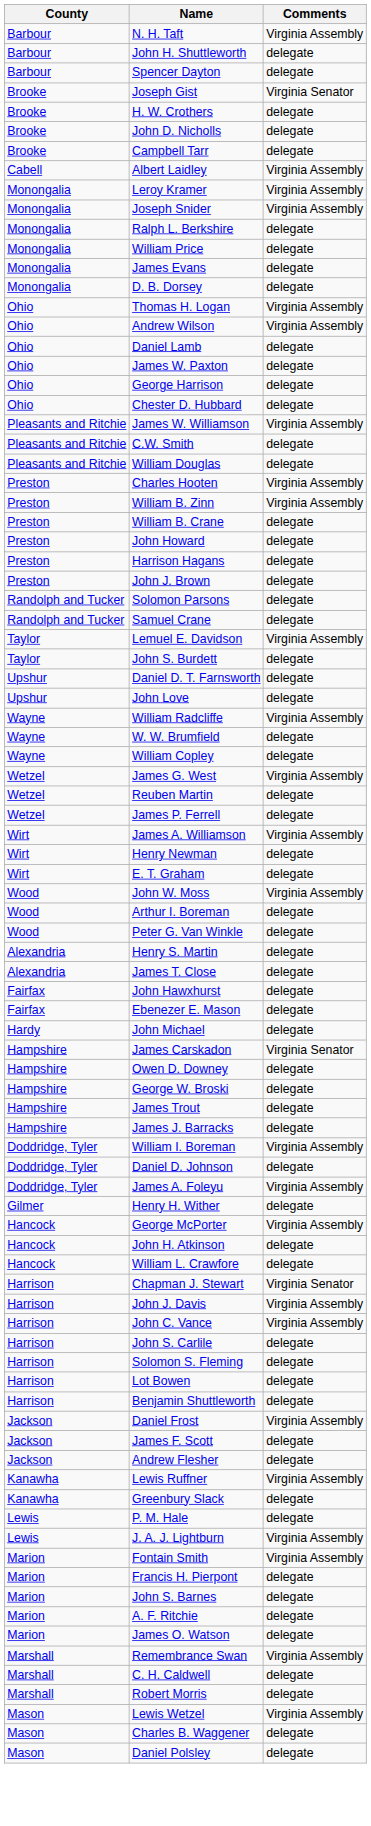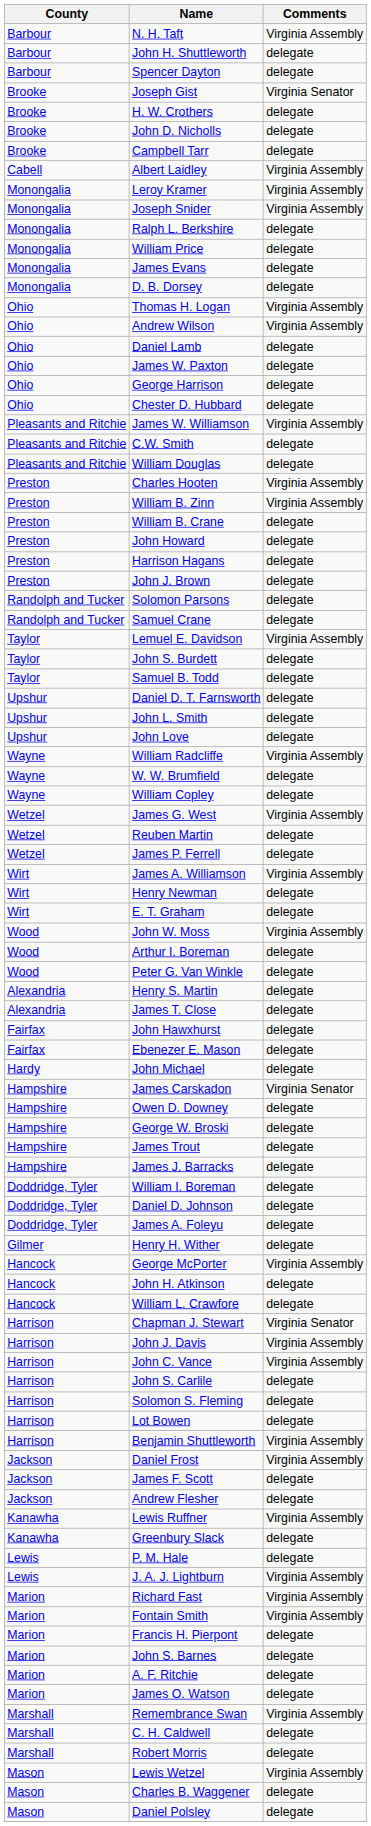+ row: (175, 678)
+ row: (170, 717)
(315, 1147) Virginia Assembly -> (290, 1186) delegate
(315, 1186) Virginia Assembly -> (290, 1225) delegate
(290, 1401) delegate -> (315, 1440) Virginia Assembly
+ row: (167, 1596)
